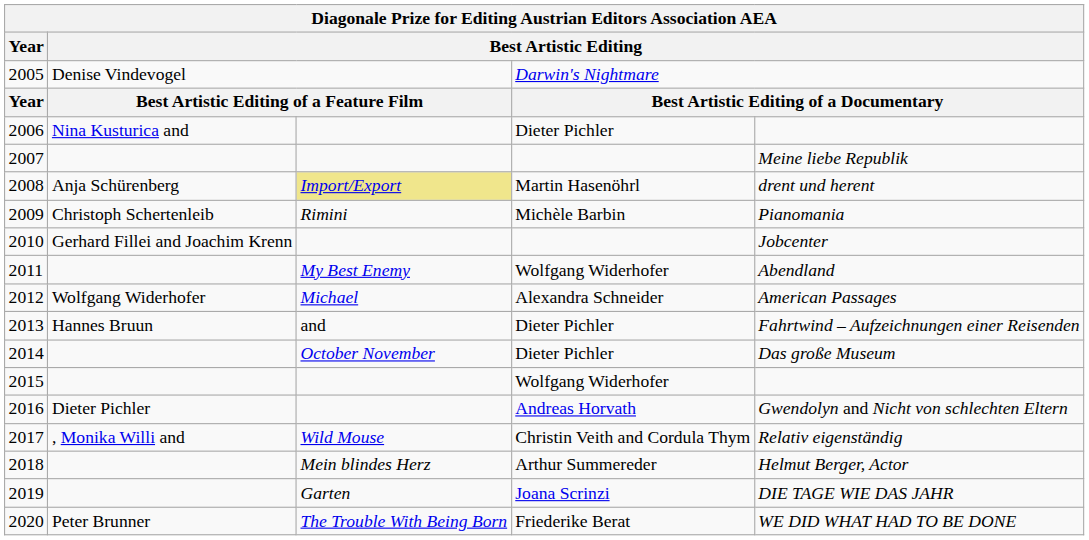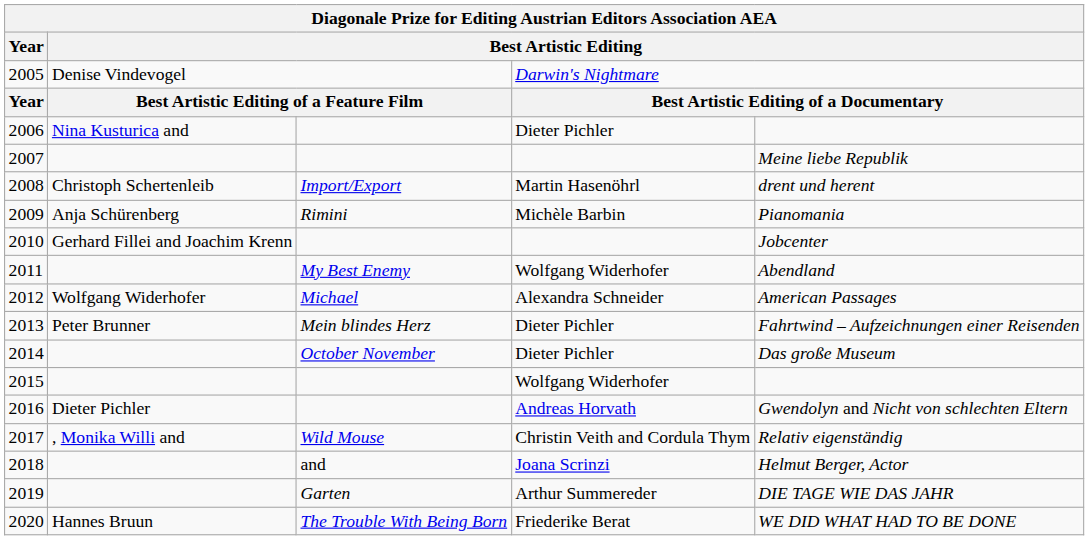(116, 185) Anja Schürenberg -> (133, 185) Christoph Schertenleib
(351, 185) khaki background -> (351, 185) no background
(133, 213) Christoph Schertenleib -> (116, 213) Anja Schürenberg
(103, 325) Hannes Bruun -> (101, 325) Peter Brunner
(313, 325) and -> (366, 325) Mein blindes Herz
(366, 465) Mein blindes Herz -> (313, 465) and
(586, 465) Arthur Summereder -> (562, 465) Joana Scrinzi
(562, 492) Joana Scrinzi -> (586, 492) Arthur Summereder
(101, 520) Peter Brunner -> (103, 520) Hannes Bruun
